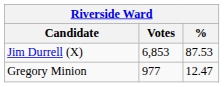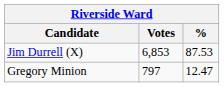(151, 71) 977 -> (151, 71) 797
